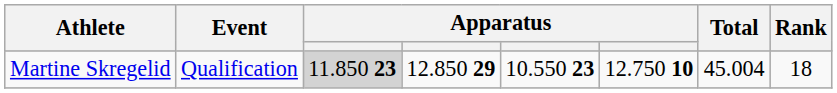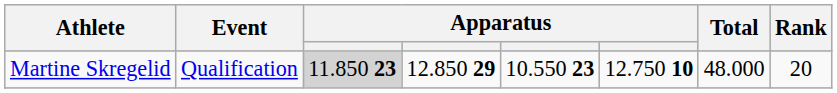(734, 69) 45.004 -> (734, 69) 48.000
(801, 69) 18 -> (801, 69) 20
